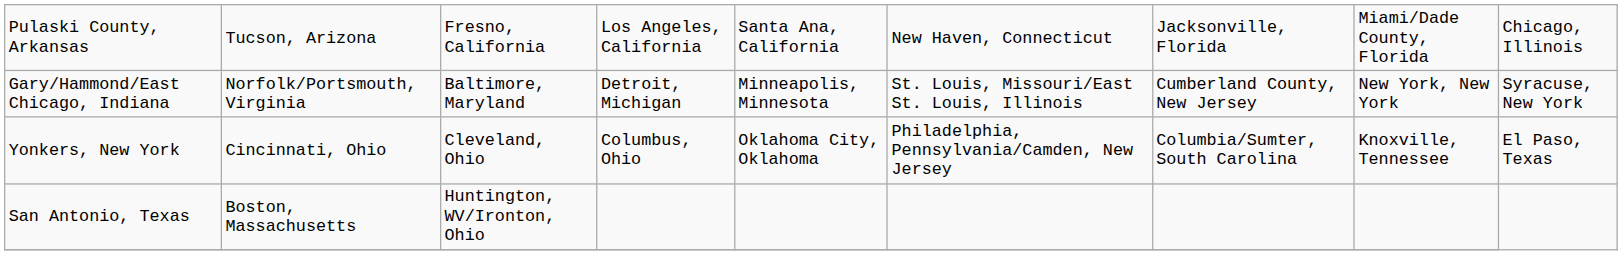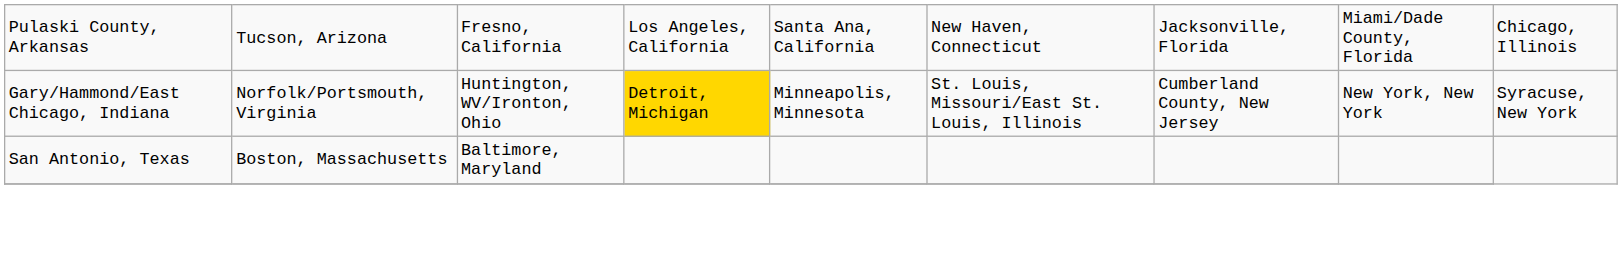(495, 94) Baltimore, Maryland -> (516, 104) Huntington, WV/Ironton, Ohio
(641, 94) no background -> (668, 104) gold background
- row: (94, 150)
(500, 216) Huntington, WV/Ironton, Ohio -> (511, 160) Baltimore, Maryland
